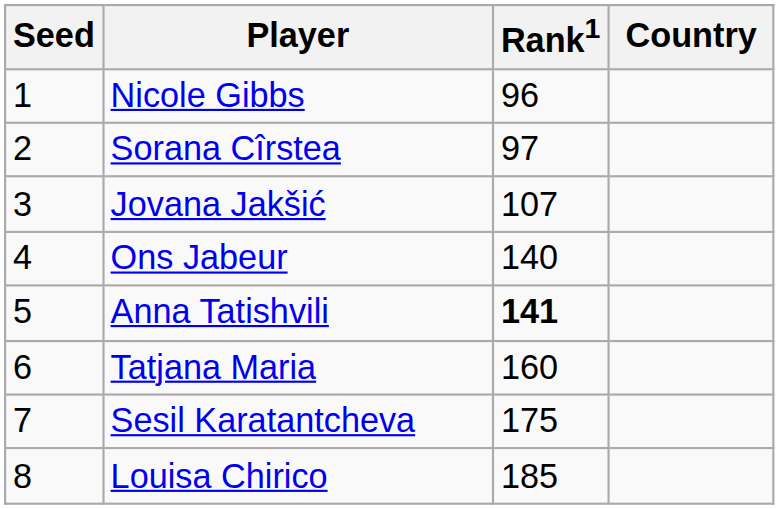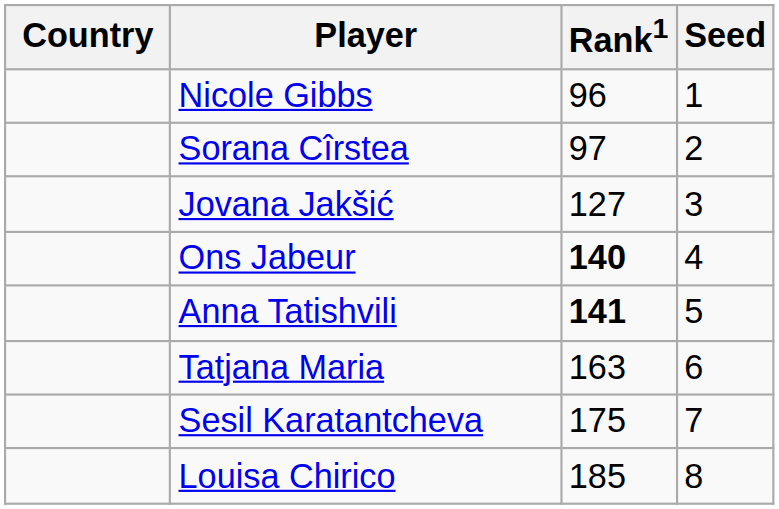columns swapped: (691, 36) <-> (54, 36)
(529, 203) 107 -> (597, 203) 127
(529, 258) normal -> (597, 258) bold
(529, 366) 160 -> (597, 366) 163
